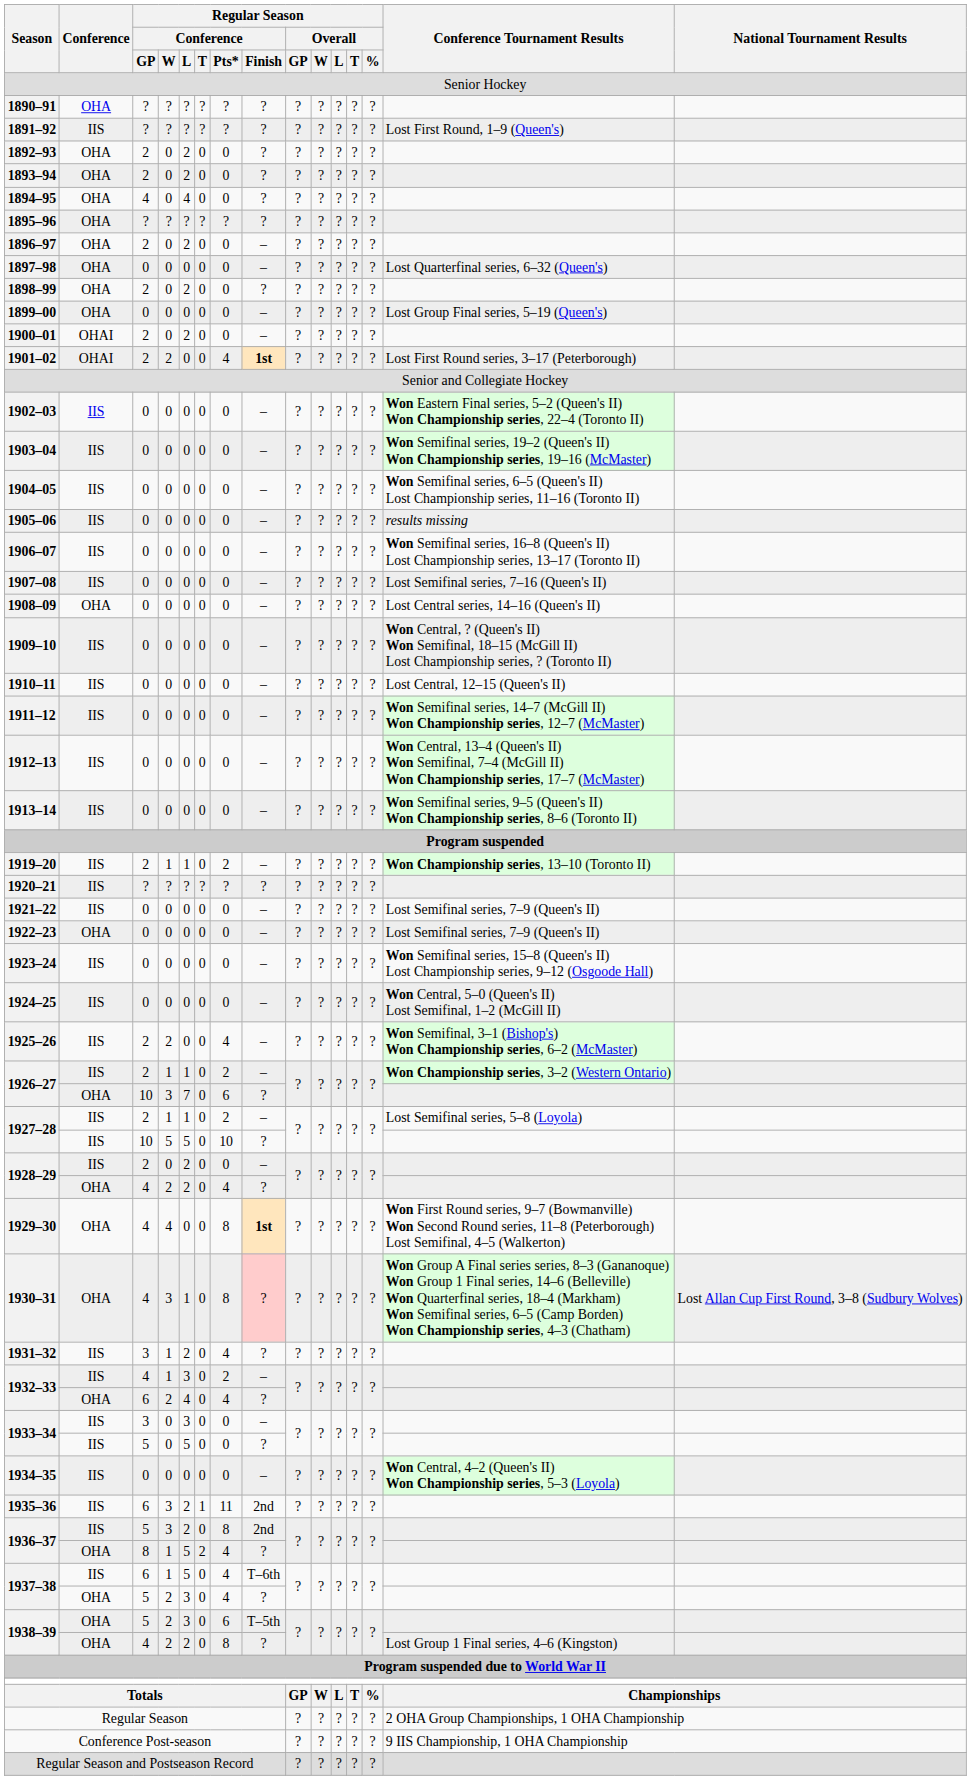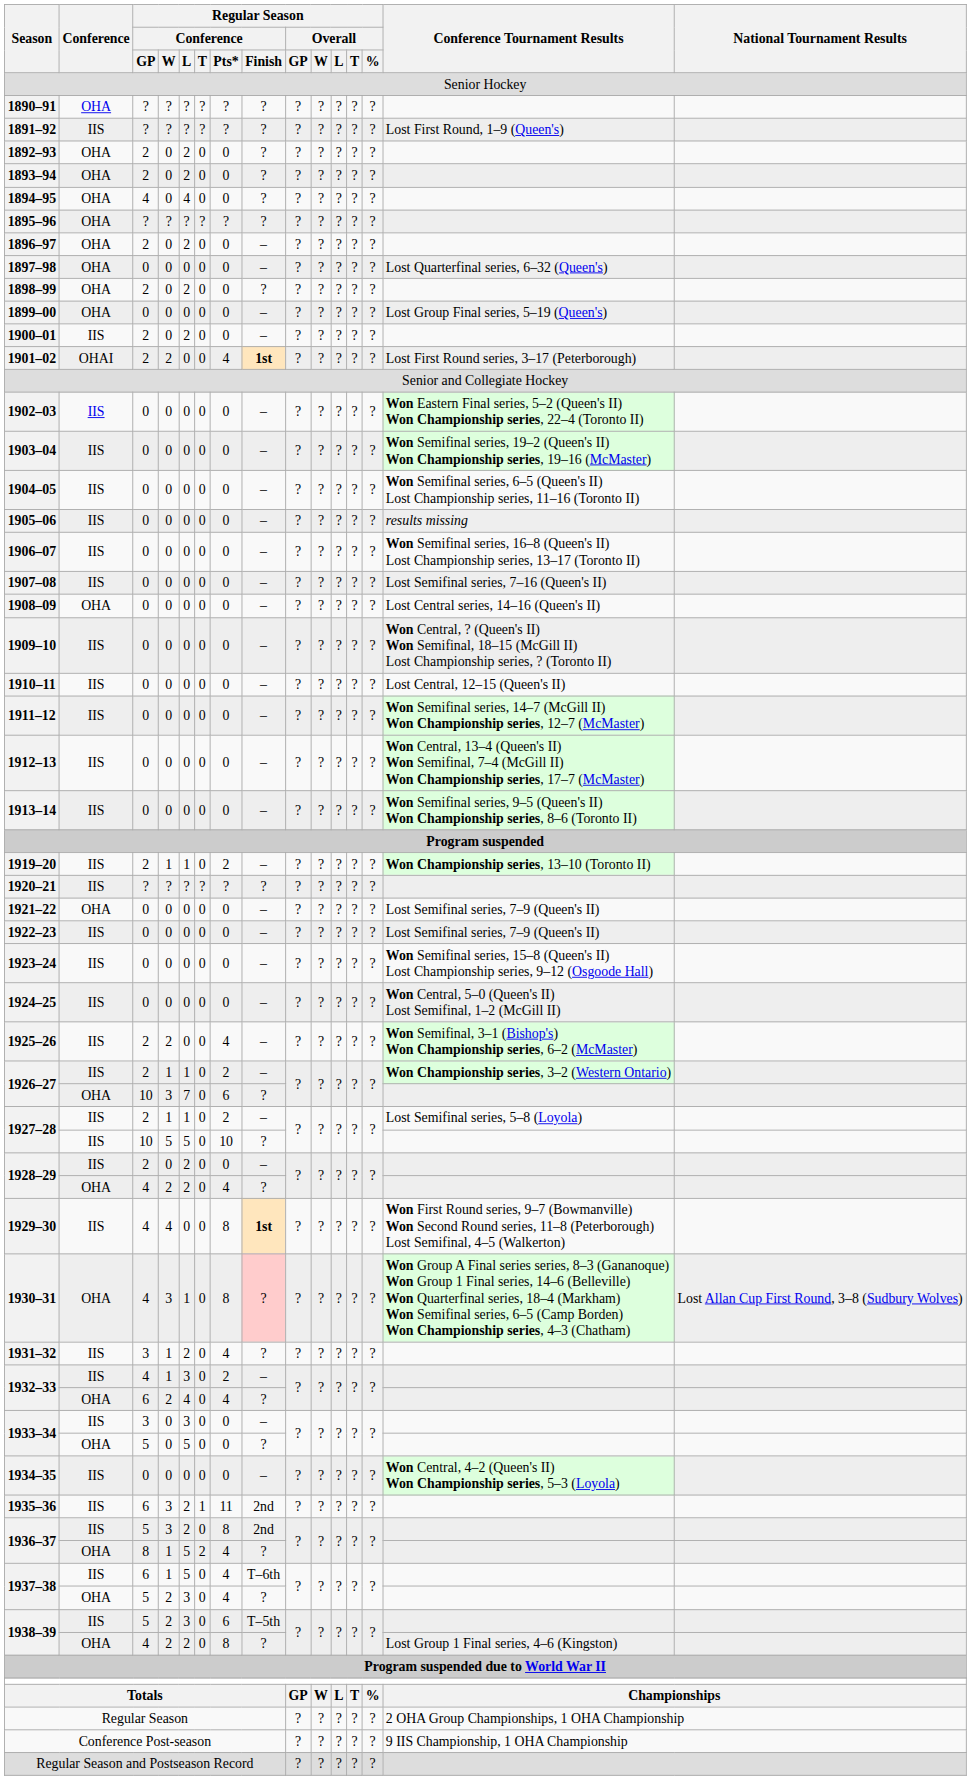(96, 335) OHAI -> (96, 335) IIS
(96, 909) IIS -> (96, 909) OHA
(96, 932) OHA -> (96, 932) IIS
(96, 1226) OHA -> (96, 1226) IIS
(96, 1444) IIS -> (96, 1444) OHA
(96, 1620) OHA -> (96, 1620) IIS
